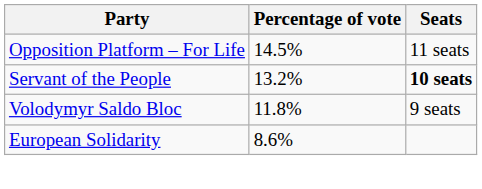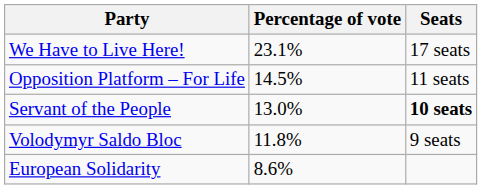+ row: (97, 49)
(278, 79) 13.2% -> (278, 109) 13.0%
